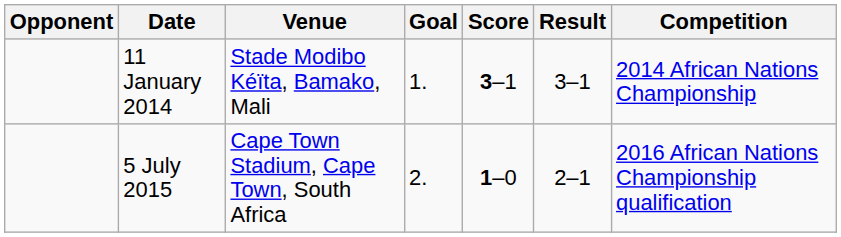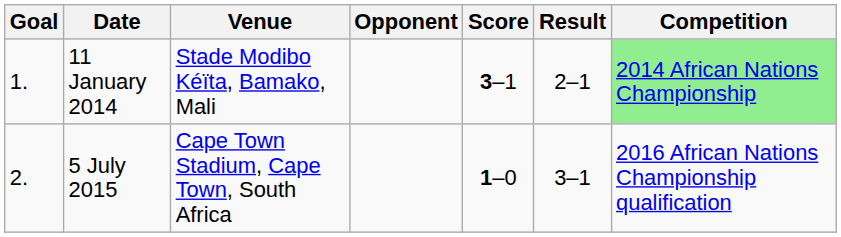columns swapped: (433, 21) <-> (61, 21)
(572, 81) 3–1 -> (572, 81) 2–1
(717, 81) no background -> (717, 81) lightgreen background
(572, 177) 2–1 -> (572, 177) 3–1
